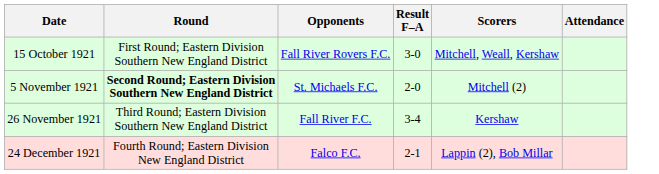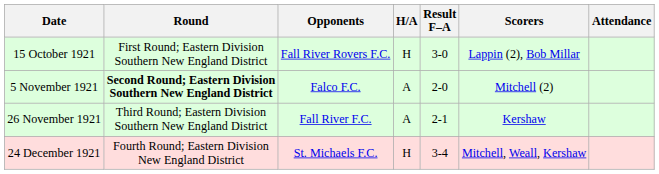+ column: (407, 20)
(497, 53) Mitchell, Weall, Kershaw -> (524, 53) Lappin (2), Bob Millar
(336, 86) St. Michaels F.C. -> (336, 86) Falco F.C.
(413, 119) 3-4 -> (440, 119) 2-1
(336, 152) Falco F.C. -> (336, 152) St. Michaels F.C.
(413, 152) 2-1 -> (440, 152) 3-4
(497, 152) Lappin (2), Bob Millar -> (524, 152) Mitchell, Weall, Kershaw
